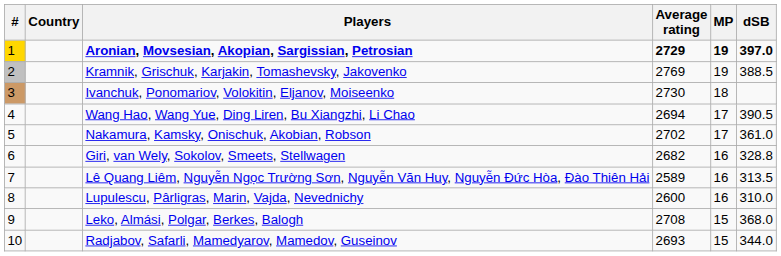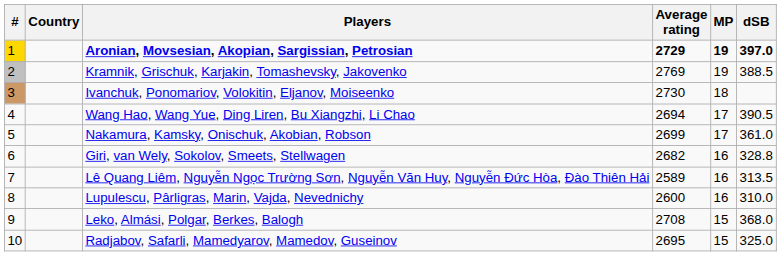(670, 135) 2702 -> (670, 135) 2699
(670, 240) 2693 -> (670, 240) 2695
(756, 240) 344.0 -> (756, 240) 325.0
